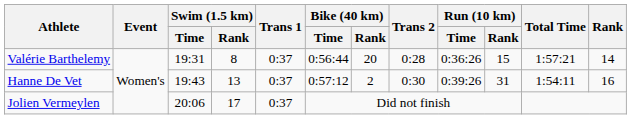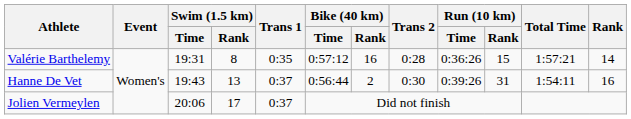(281, 59) 0:37 -> (281, 59) 0:35
(328, 59) 0:56:44 -> (328, 59) 0:57:12
(370, 59) 20 -> (370, 59) 16
(328, 81) 0:57:12 -> (328, 81) 0:56:44
